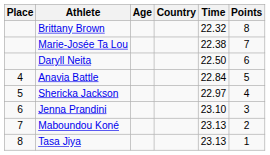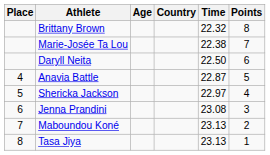(213, 77) 22.84 -> (213, 77) 22.87
(213, 110) 23.10 -> (213, 110) 23.08
